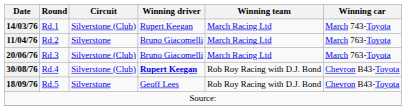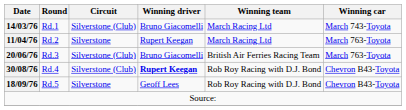(166, 26) Rupert Keegan -> (171, 26) Bruno Giacomelli
(171, 41) Bruno Giacomelli -> (166, 41) Rupert Keegan
(239, 55) March Racing Ltd -> (263, 55) British Air Ferries Racing Team
